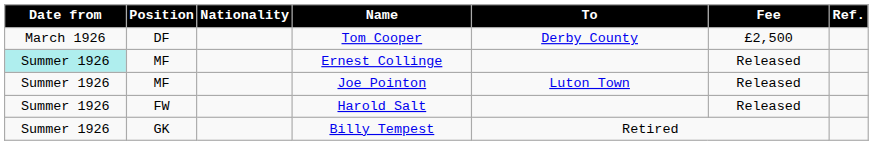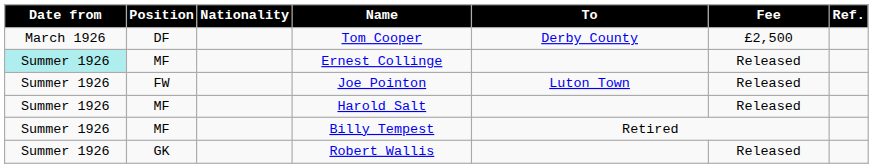(162, 83) MF -> (162, 83) FW
(162, 106) FW -> (162, 106) MF
(162, 129) GK -> (162, 129) MF
+ row: (382, 151)
